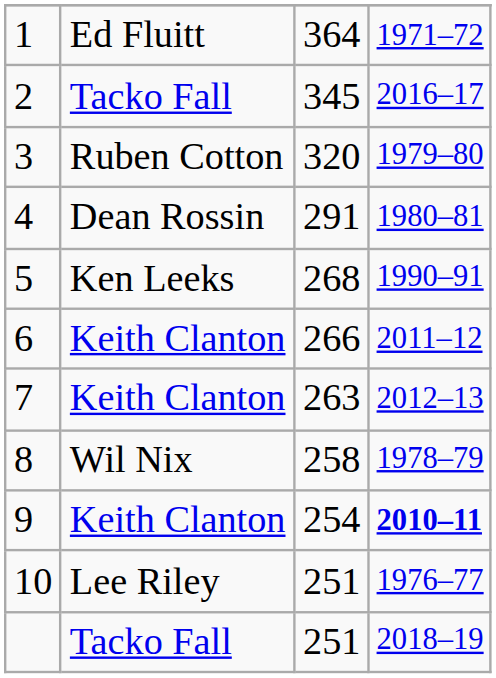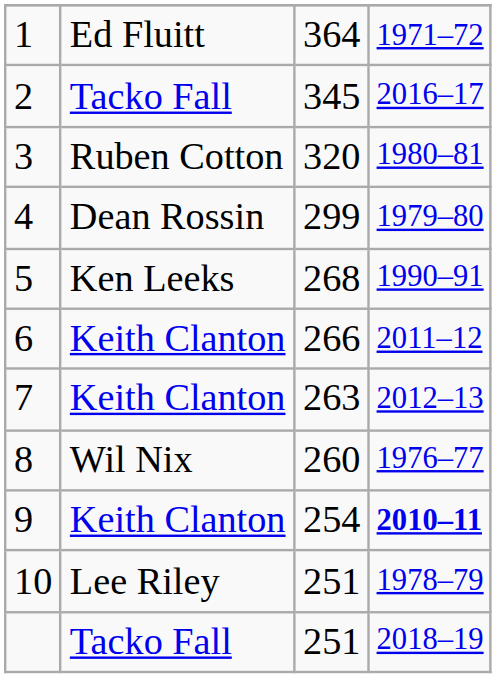(430, 156) 1979–80 -> (430, 156) 1980–81
(332, 216) 291 -> (332, 216) 299
(430, 216) 1980–81 -> (430, 216) 1979–80
(332, 459) 258 -> (332, 459) 260
(430, 459) 1978–79 -> (430, 459) 1976–77
(430, 580) 1976–77 -> (430, 580) 1978–79
